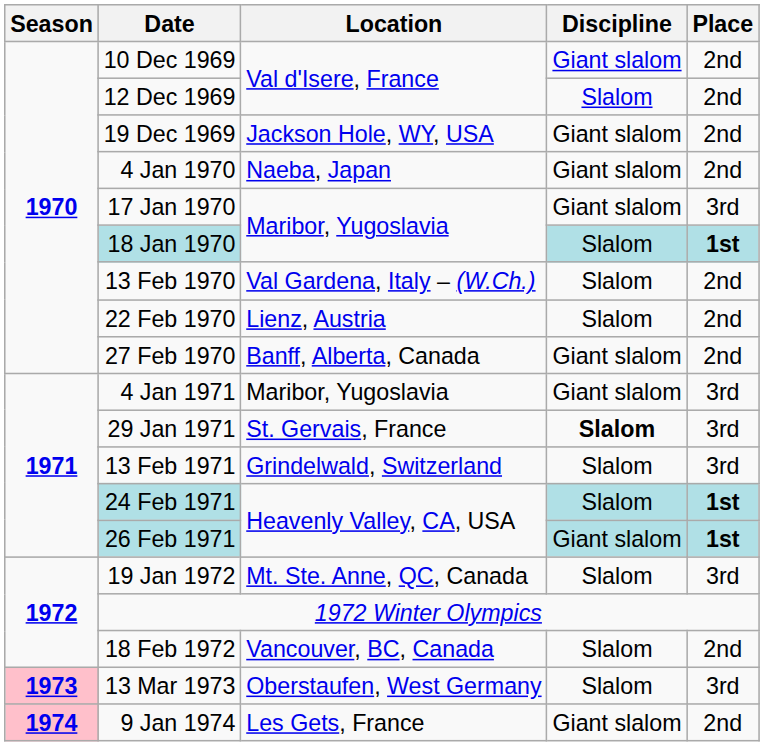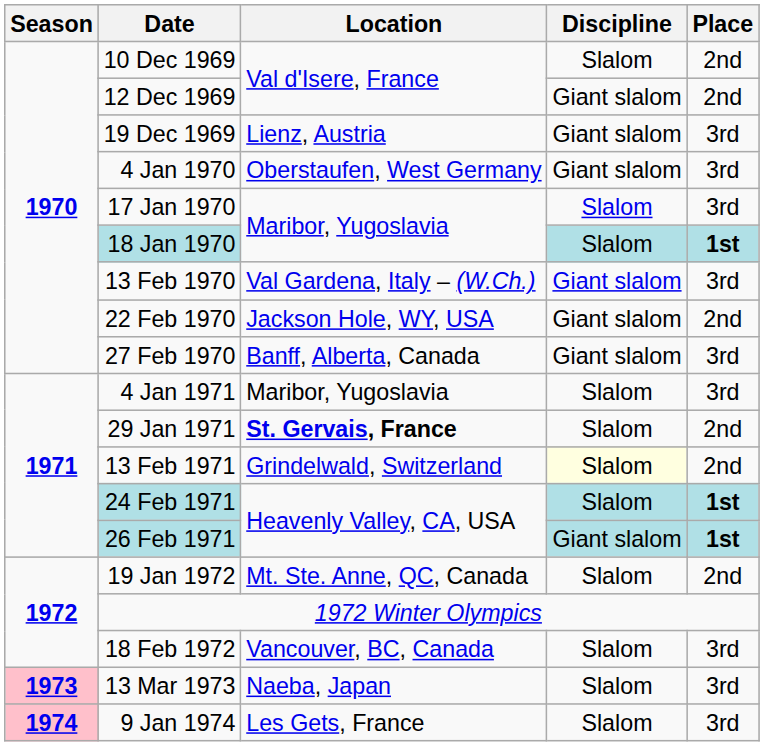(617, 60) Giant slalom -> (617, 60) Slalom
(617, 97) Slalom -> (617, 97) Giant slalom
(370, 134) Jackson Hole, WY, USA -> (316, 134) Lienz, Austria
(723, 134) 2nd -> (723, 134) 3rd
(319, 171) Naeba, Japan -> (394, 171) Oberstaufen, West Germany
(723, 171) 2nd -> (723, 171) 3rd
(617, 207) Giant slalom -> (617, 207) Slalom
(617, 281) Slalom -> (617, 281) Giant slalom
(723, 281) 2nd -> (723, 281) 3rd
(316, 318) Lienz, Austria -> (370, 318) Jackson Hole, WY, USA
(617, 318) Slalom -> (617, 318) Giant slalom
(723, 355) 2nd -> (723, 355) 3rd
(617, 392) Giant slalom -> (617, 392) Slalom
(346, 428) normal -> (352, 428) bold
(617, 428) bold -> (617, 428) normal
(723, 428) 3rd -> (723, 428) 2nd
(617, 465) no background -> (617, 465) lightyellow background
(723, 465) 3rd -> (723, 465) 2nd
(723, 576) 3rd -> (723, 576) 2nd
(723, 649) 2nd -> (723, 649) 3rd
(394, 686) Oberstaufen, West Germany -> (319, 686) Naeba, Japan
(617, 723) Giant slalom -> (617, 723) Slalom
(723, 723) 2nd -> (723, 723) 3rd
